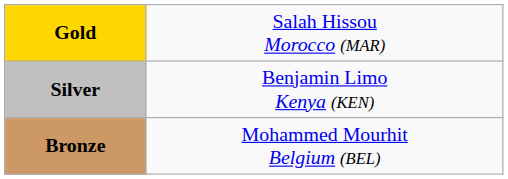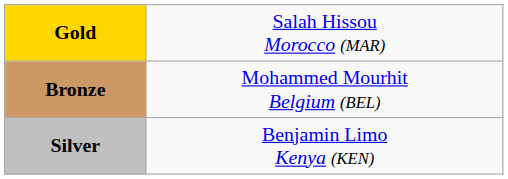rows swapped: (75, 88) <-> (75, 145)
